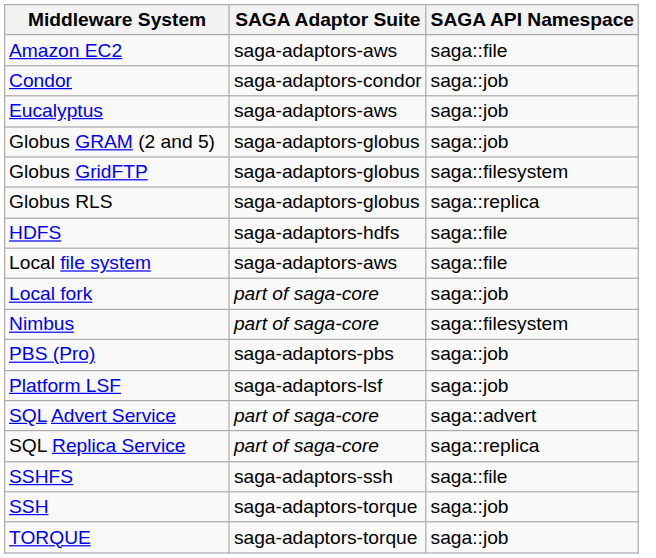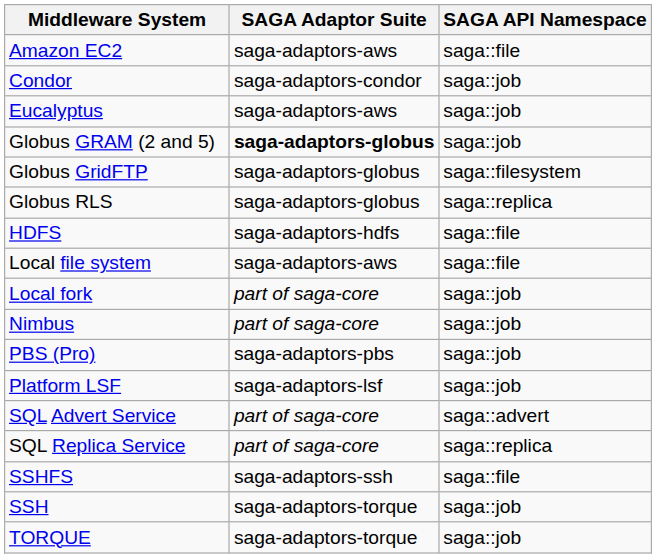(327, 141) normal -> (334, 141) bold
(499, 324) saga::filesystem -> (482, 324) saga::job
